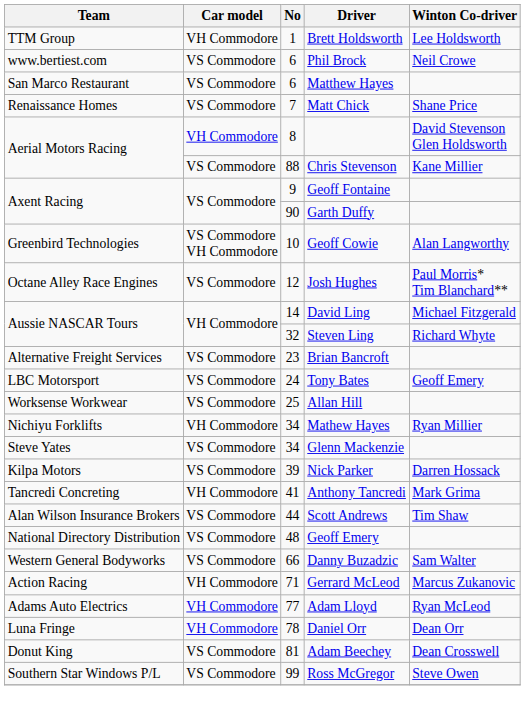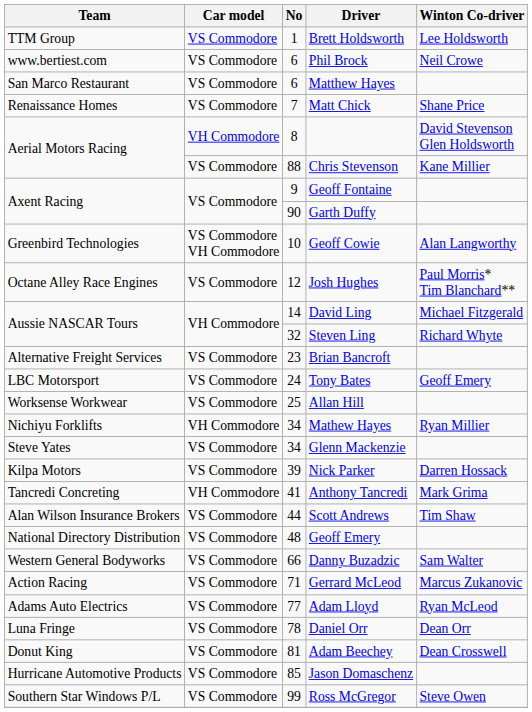(232, 38) VH Commodore -> (232, 38) VS Commodore
(232, 583) VH Commodore -> (232, 583) VS Commodore
(232, 605) VH Commodore -> (232, 605) VS Commodore
(232, 628) VH Commodore -> (232, 628) VS Commodore
+ row: (294, 673)
